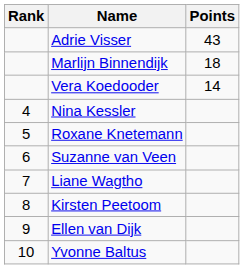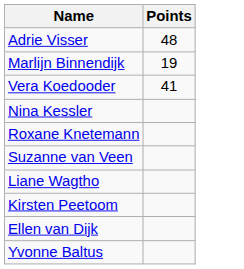- column: (26, 16)
(212, 39) 43 -> (169, 39) 48
(212, 63) 18 -> (169, 63) 19
(212, 87) 14 -> (169, 87) 41
